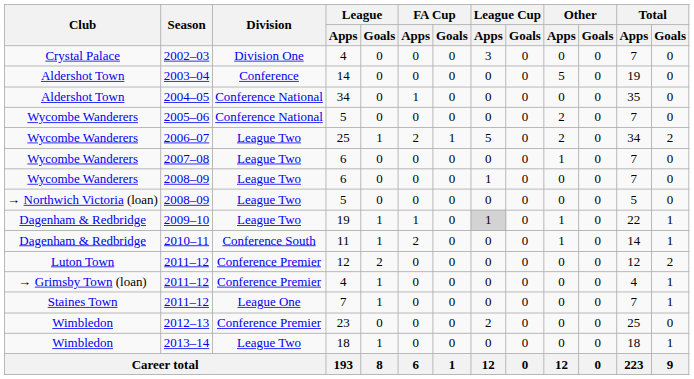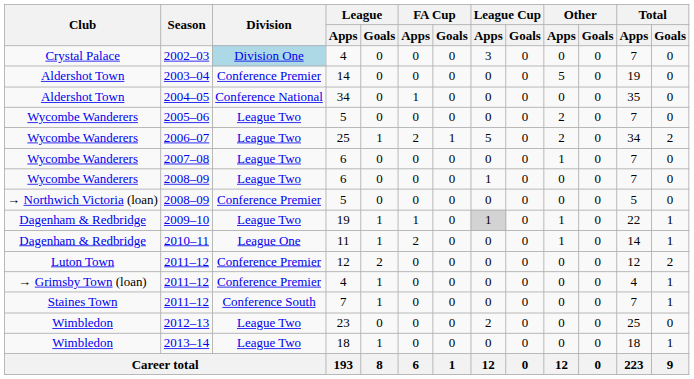(269, 55) no background -> (269, 55) lightblue background
(269, 76) Conference -> (269, 76) Conference Premier
(269, 117) Conference National -> (269, 117) League Two
(269, 199) League Two -> (269, 199) Conference Premier
(269, 240) Conference South -> (269, 240) League One
(269, 302) League One -> (269, 302) Conference South
(269, 323) Conference Premier -> (269, 323) League Two
